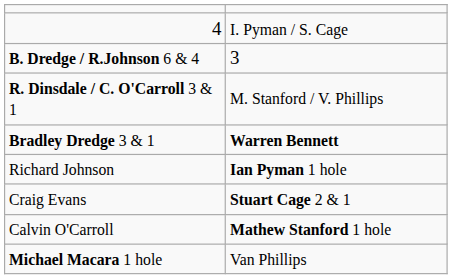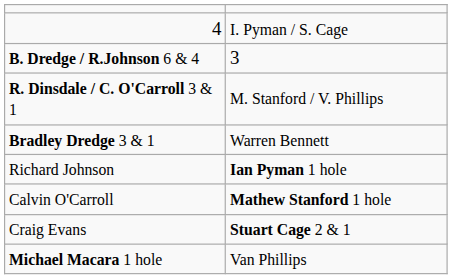(284, 139) bold -> (279, 140) normal
rows swapped: (48, 200) <-> (61, 230)
